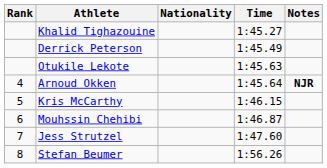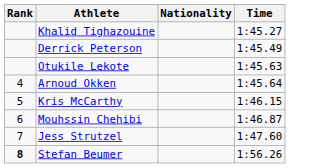- column: (304, 13)
(20, 154) normal -> (20, 154) bold
